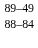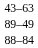+ row: (19, 7)
